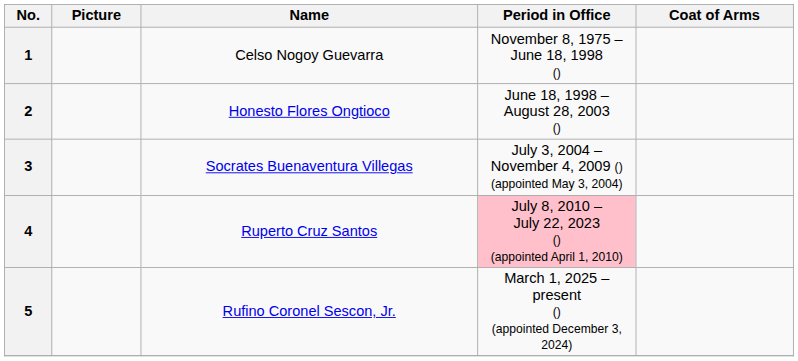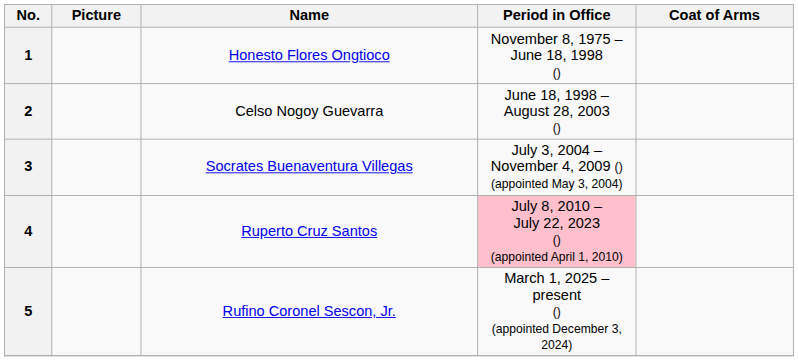(309, 55) Celso Nogoy Guevarra -> (309, 55) Honesto Flores Ongtioco
(309, 111) Honesto Flores Ongtioco -> (309, 111) Celso Nogoy Guevarra
